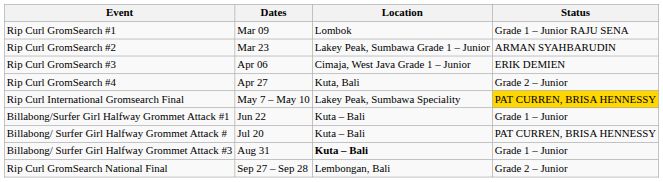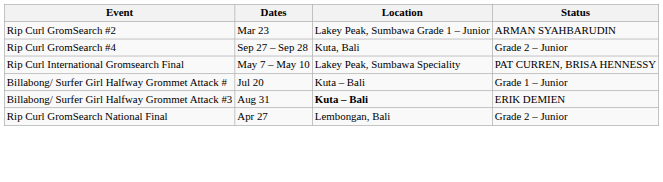- row: (61, 30)
- row: (61, 64)
(253, 82) Apr 27 -> (273, 47) Sep 27 – Sep 28
(575, 99) gold background -> (575, 64) no background
- row: (118, 116)
(575, 133) PAT CURREN, BRISA HENNESSY -> (531, 82) Grade 1 – Junior
(531, 151) Grade 1 – Junior -> (530, 99) ERIK DEMIEN
(273, 168) Sep 27 – Sep 28 -> (253, 116) Apr 27
